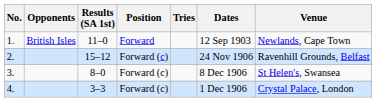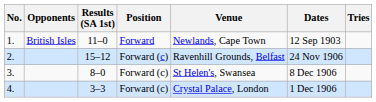columns swapped: (184, 18) <-> (314, 18)
